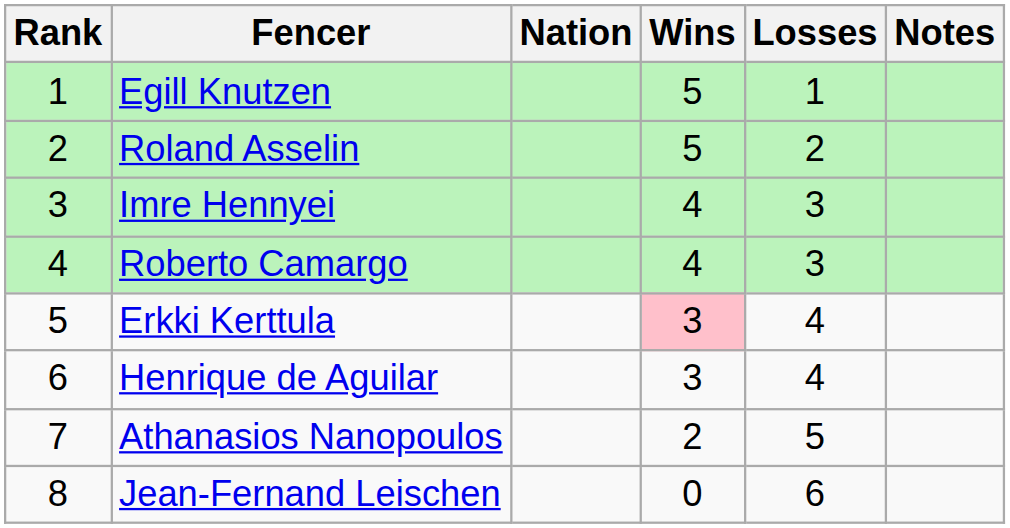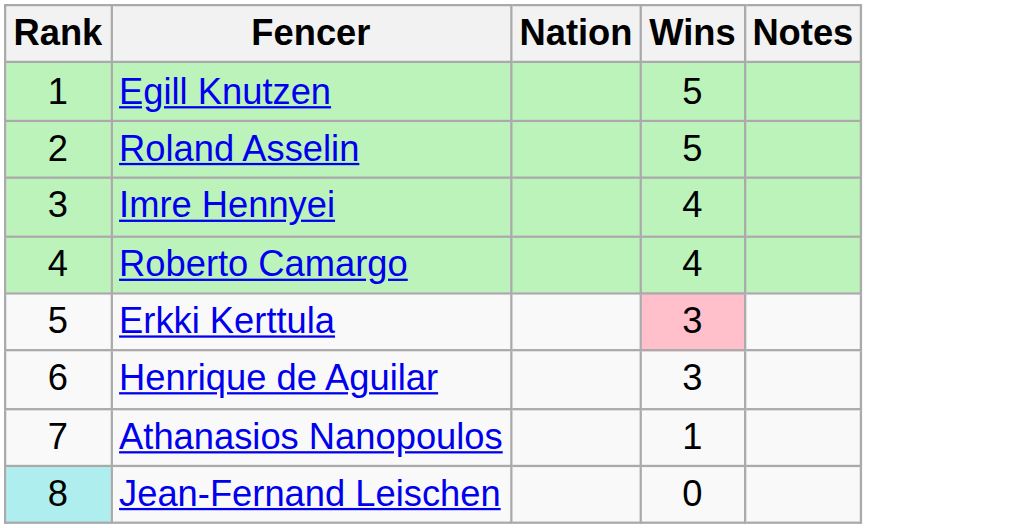- column: (815, 33)
(692, 436) 2 -> (692, 436) 1
(58, 494) no background -> (58, 494) paleturquoise background
